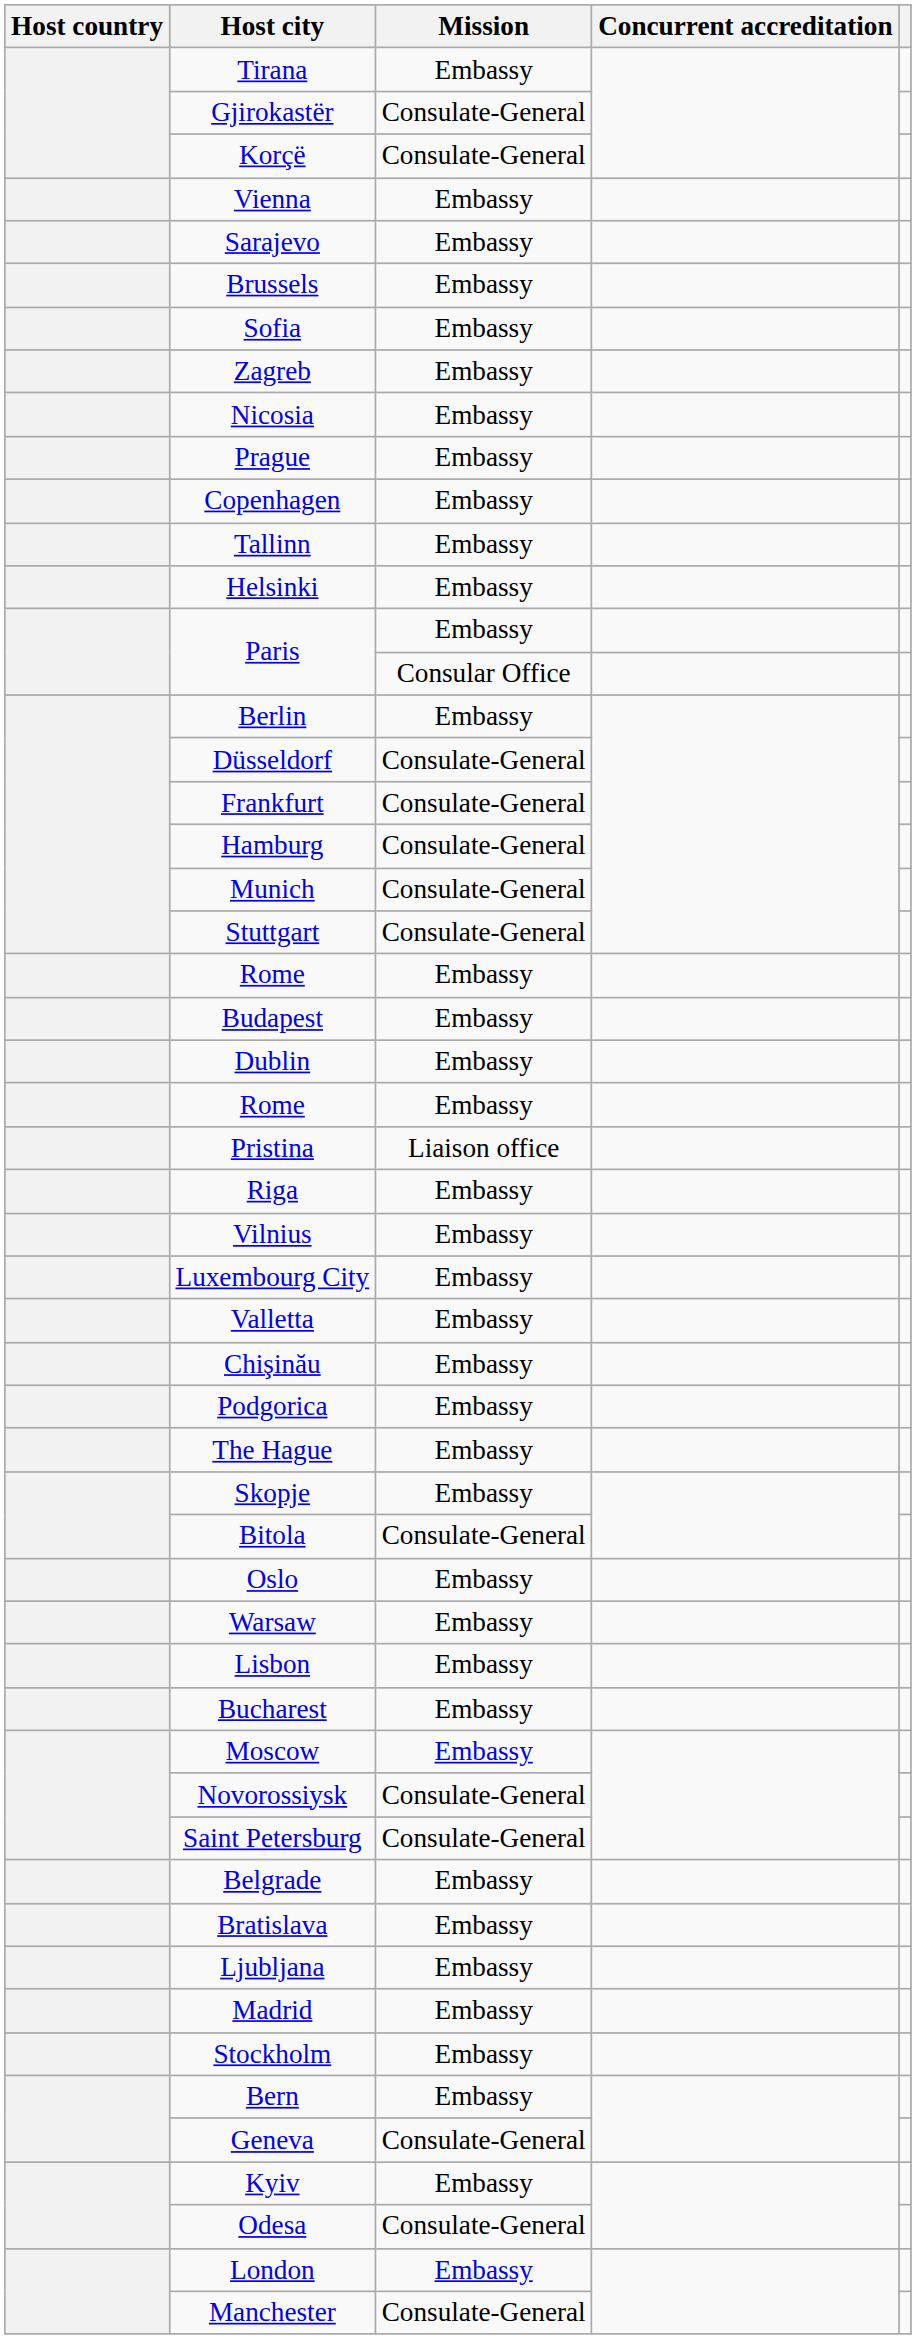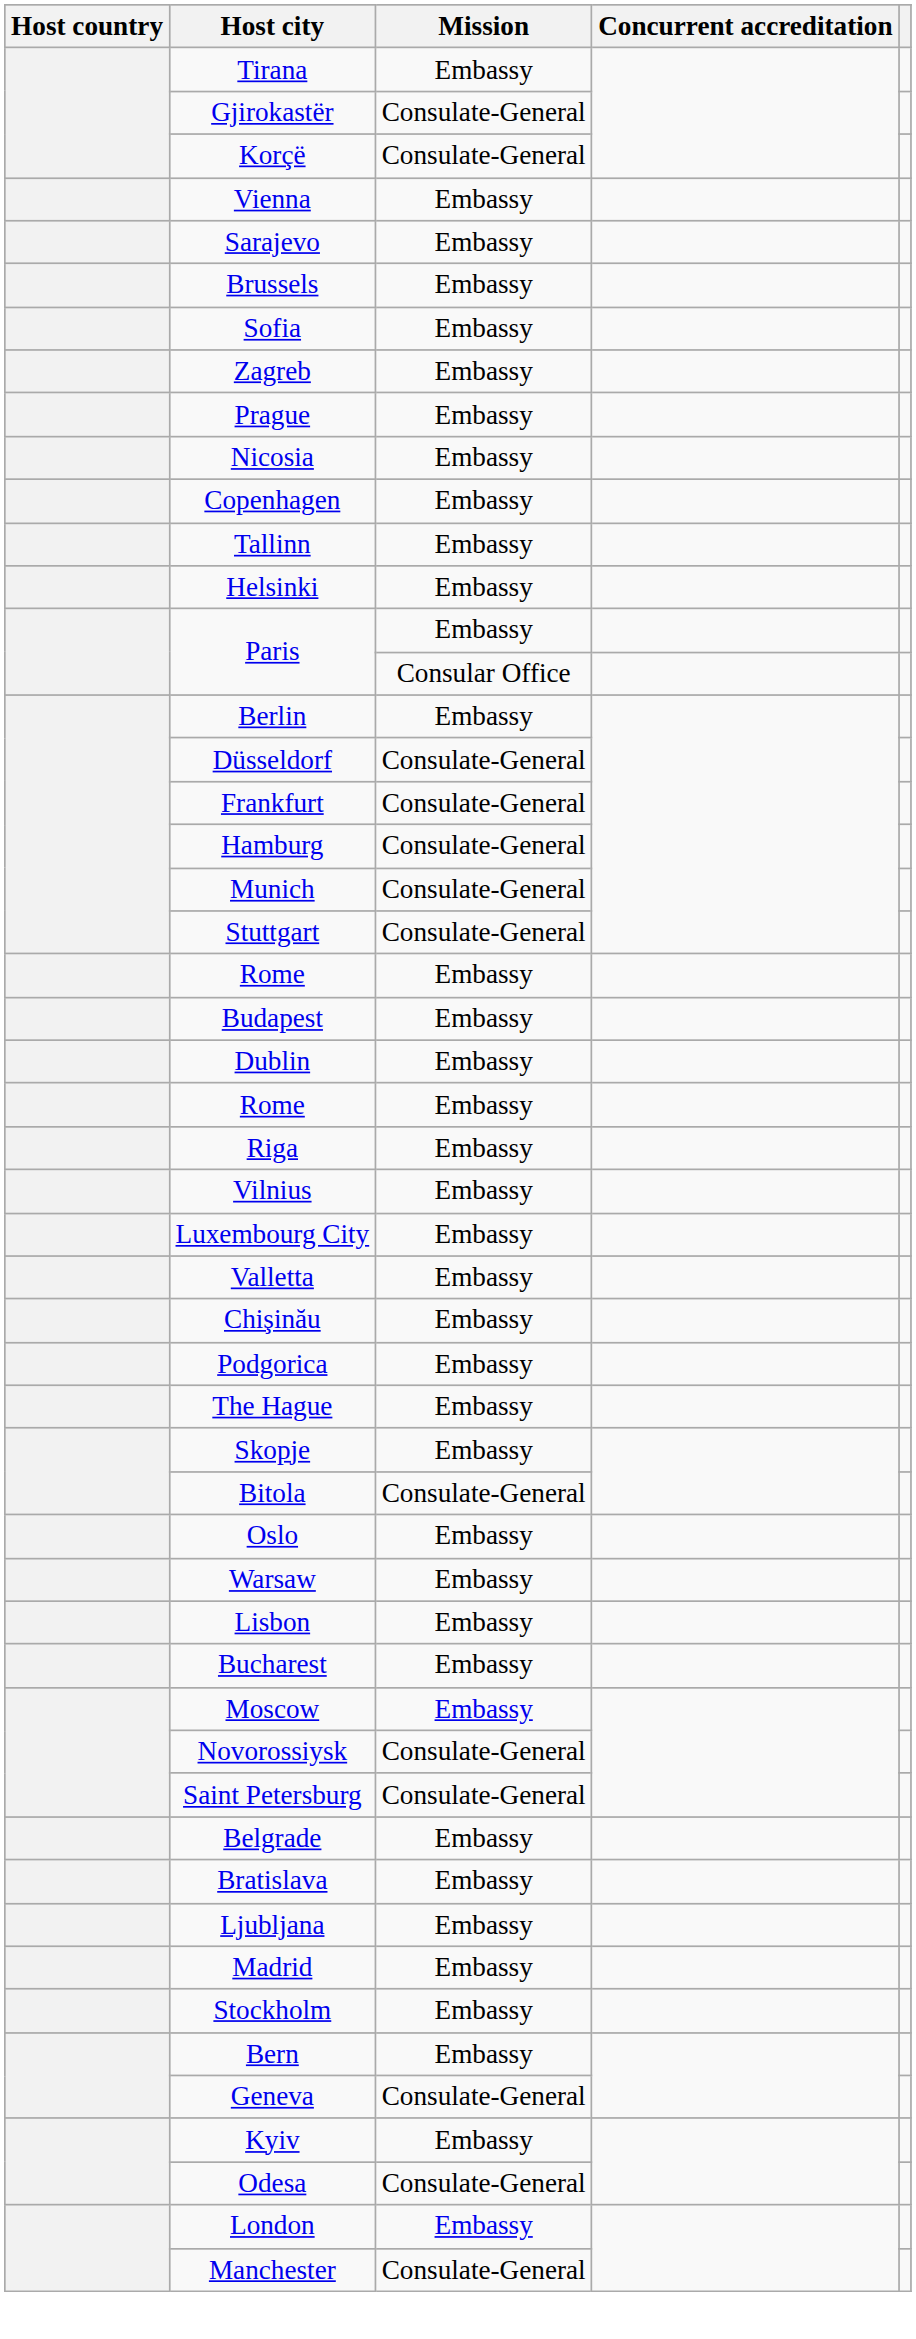rows swapped: (272, 414) <-> (272, 457)
- row: (272, 1147)
